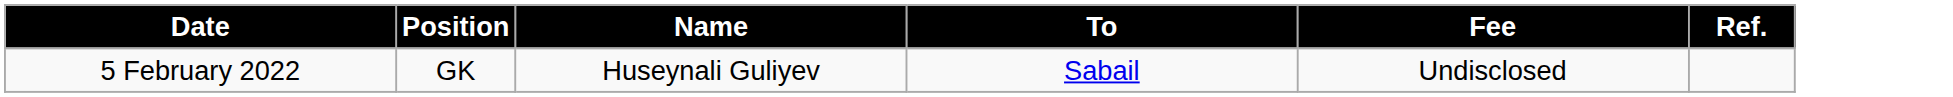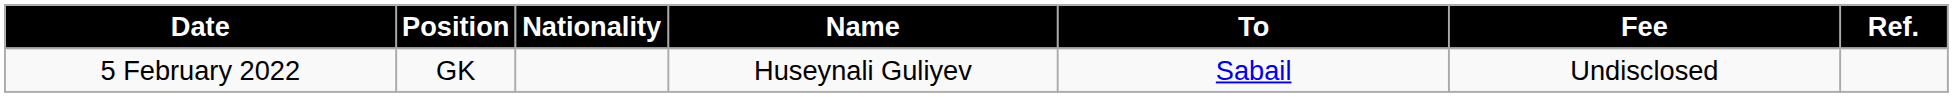+ column: (592, 27)
